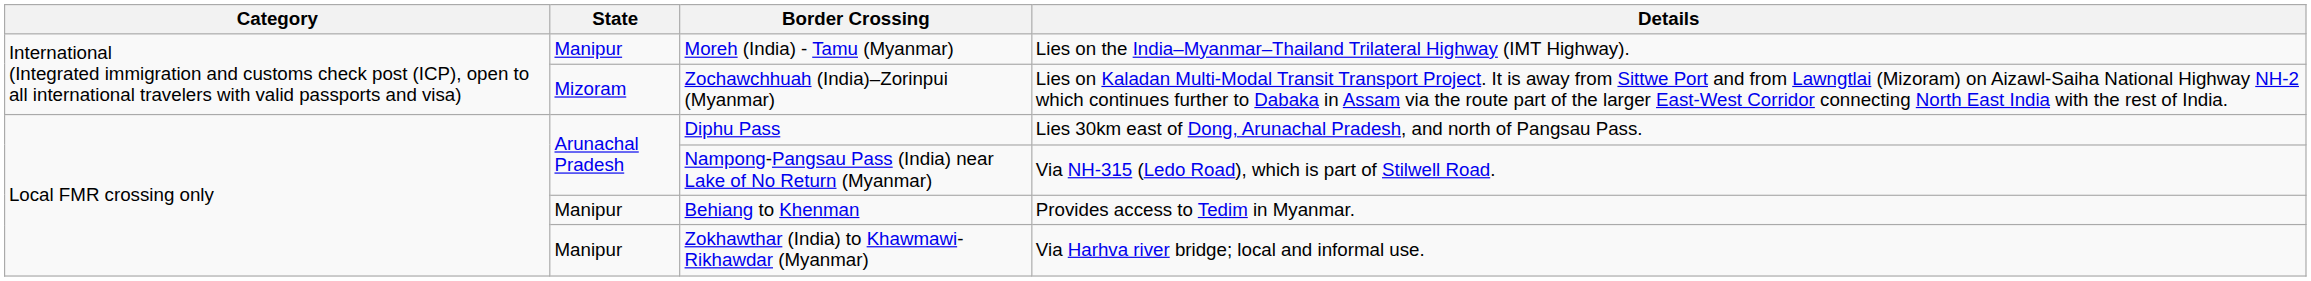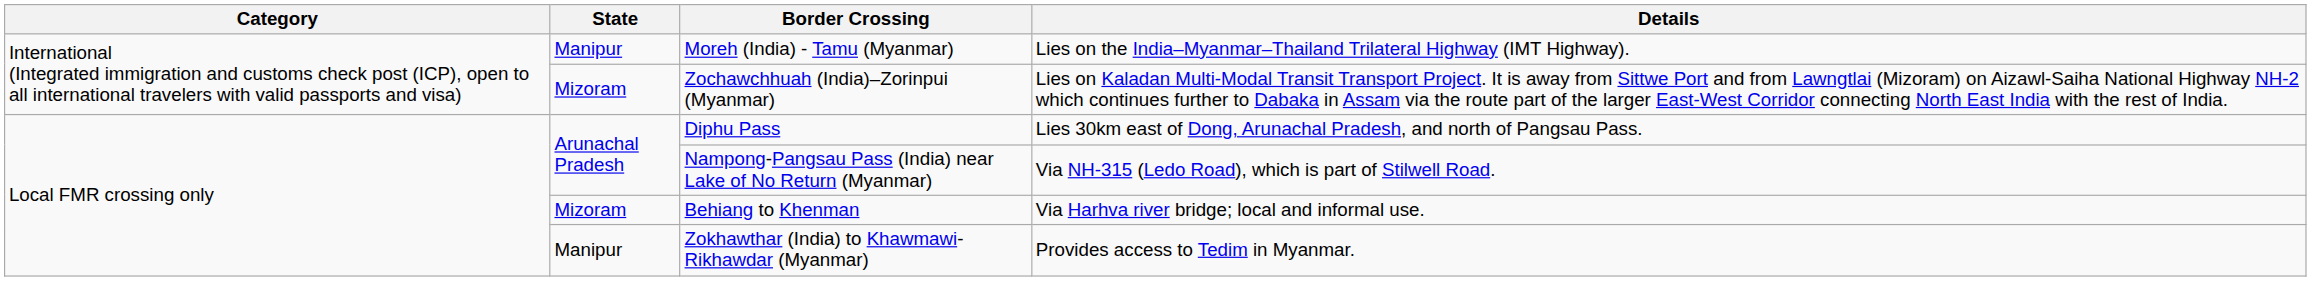(588, 209) Manipur -> (590, 209) Mizoram
(1195, 209) Provides access to Tedim in Myanmar. -> (1230, 209) Via Harhva river bridge; local and informal use.
(1230, 250) Via Harhva river bridge; local and informal use. -> (1195, 250) Provides access to Tedim in Myanmar.
